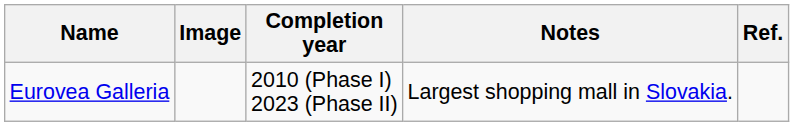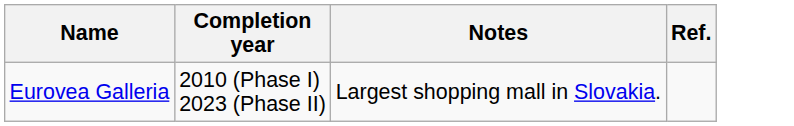- column: (210, 33)
